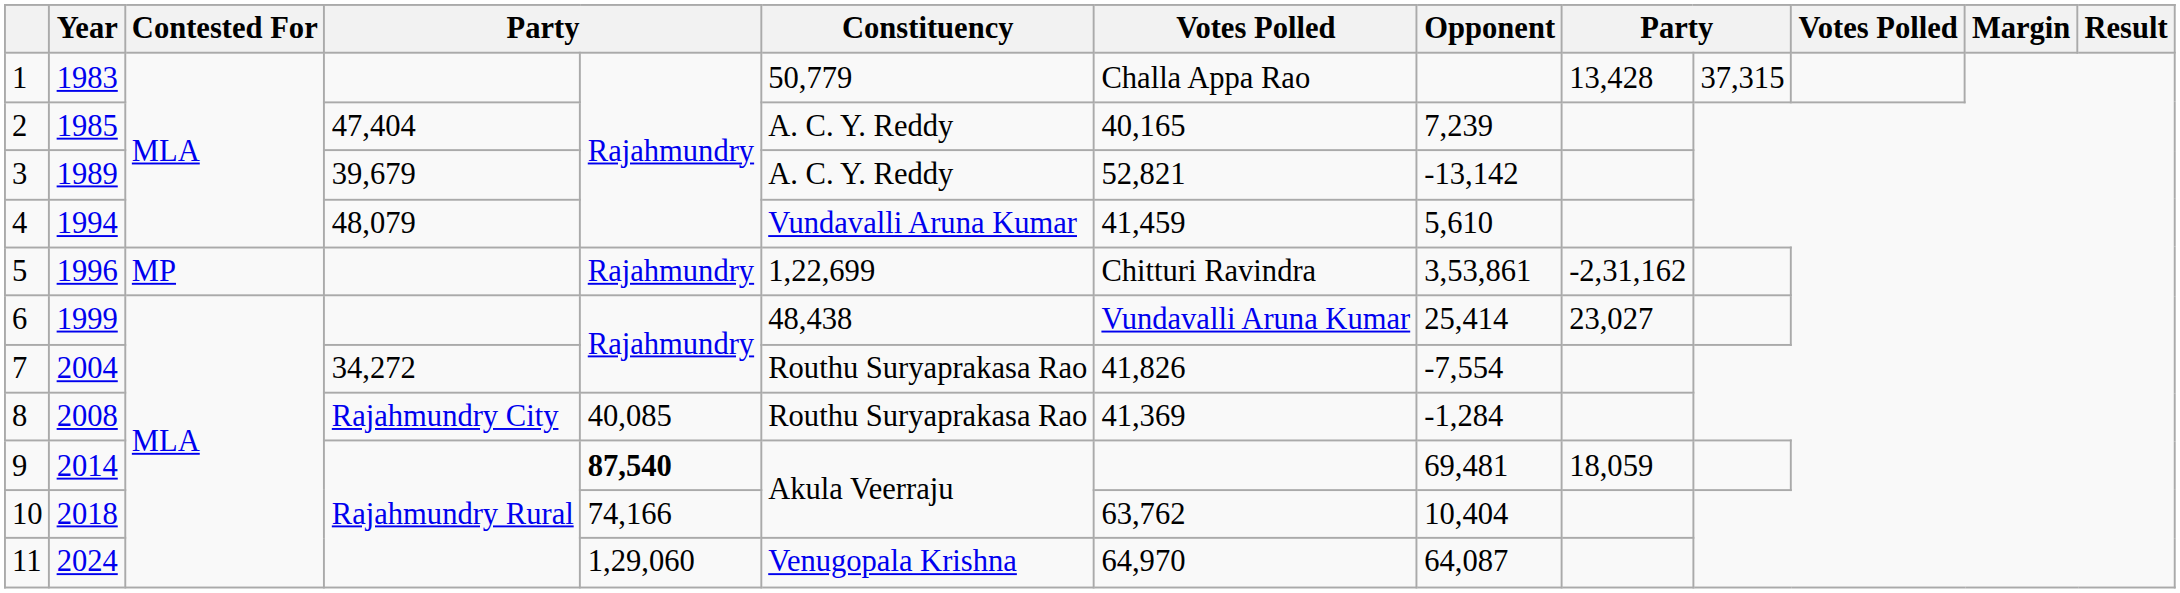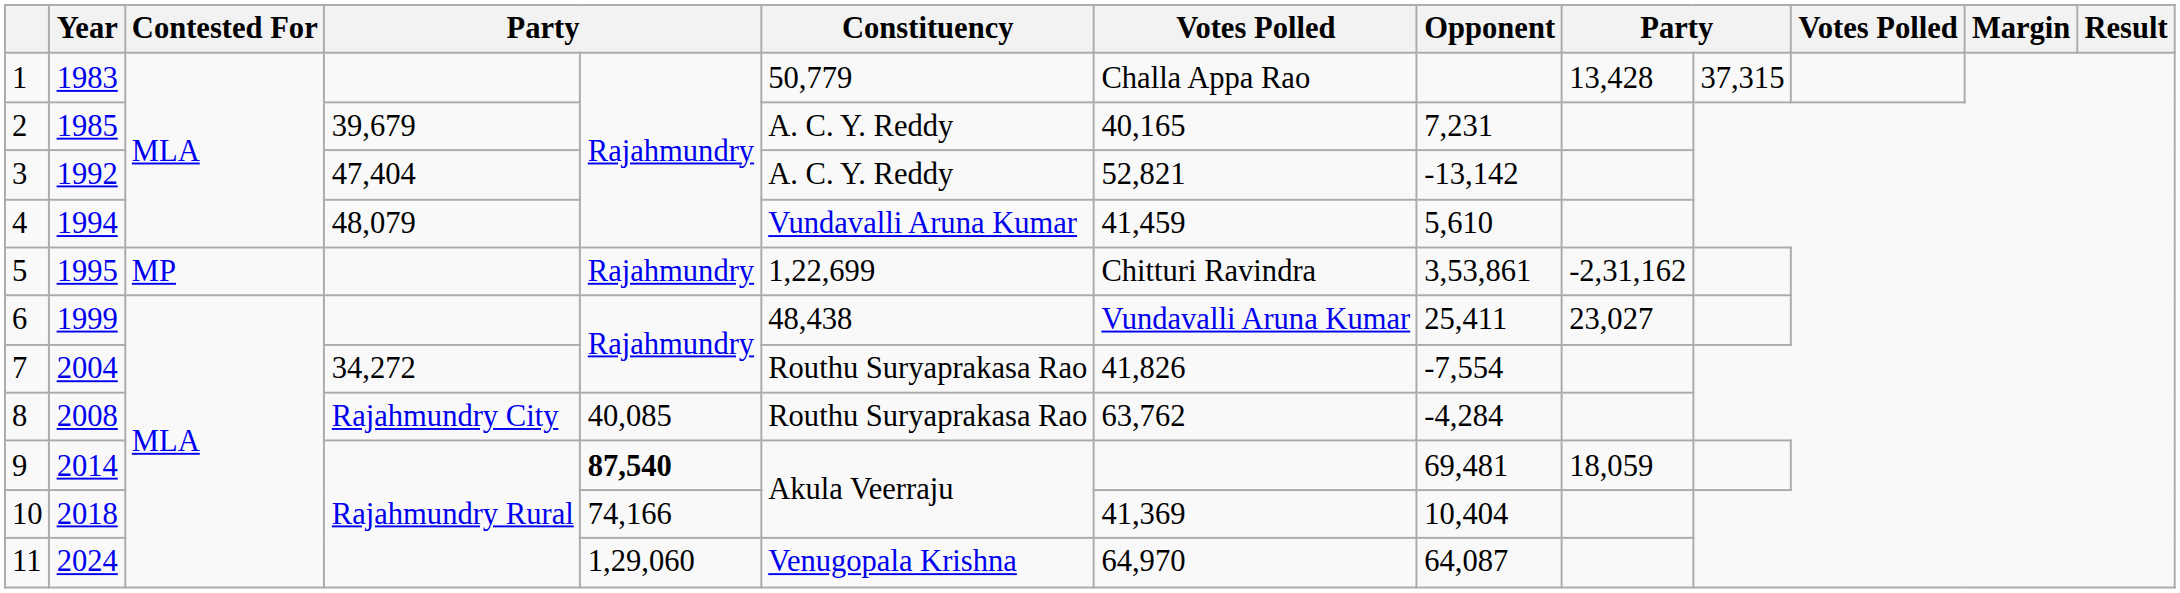(374, 125) 47,404 -> (374, 125) 39,679
(1459, 125) 7,239 -> (1459, 125) 7,231
(87, 174) 1989 -> (87, 174) 1992
(374, 174) 39,679 -> (374, 174) 47,404
(87, 271) 1996 -> (87, 271) 1995
(1466, 319) 25,414 -> (1466, 319) 25,411
(1143, 416) 41,369 -> (1143, 416) 63,762
(1464, 416) -1,284 -> (1464, 416) -4,284
(1143, 513) 63,762 -> (1143, 513) 41,369
